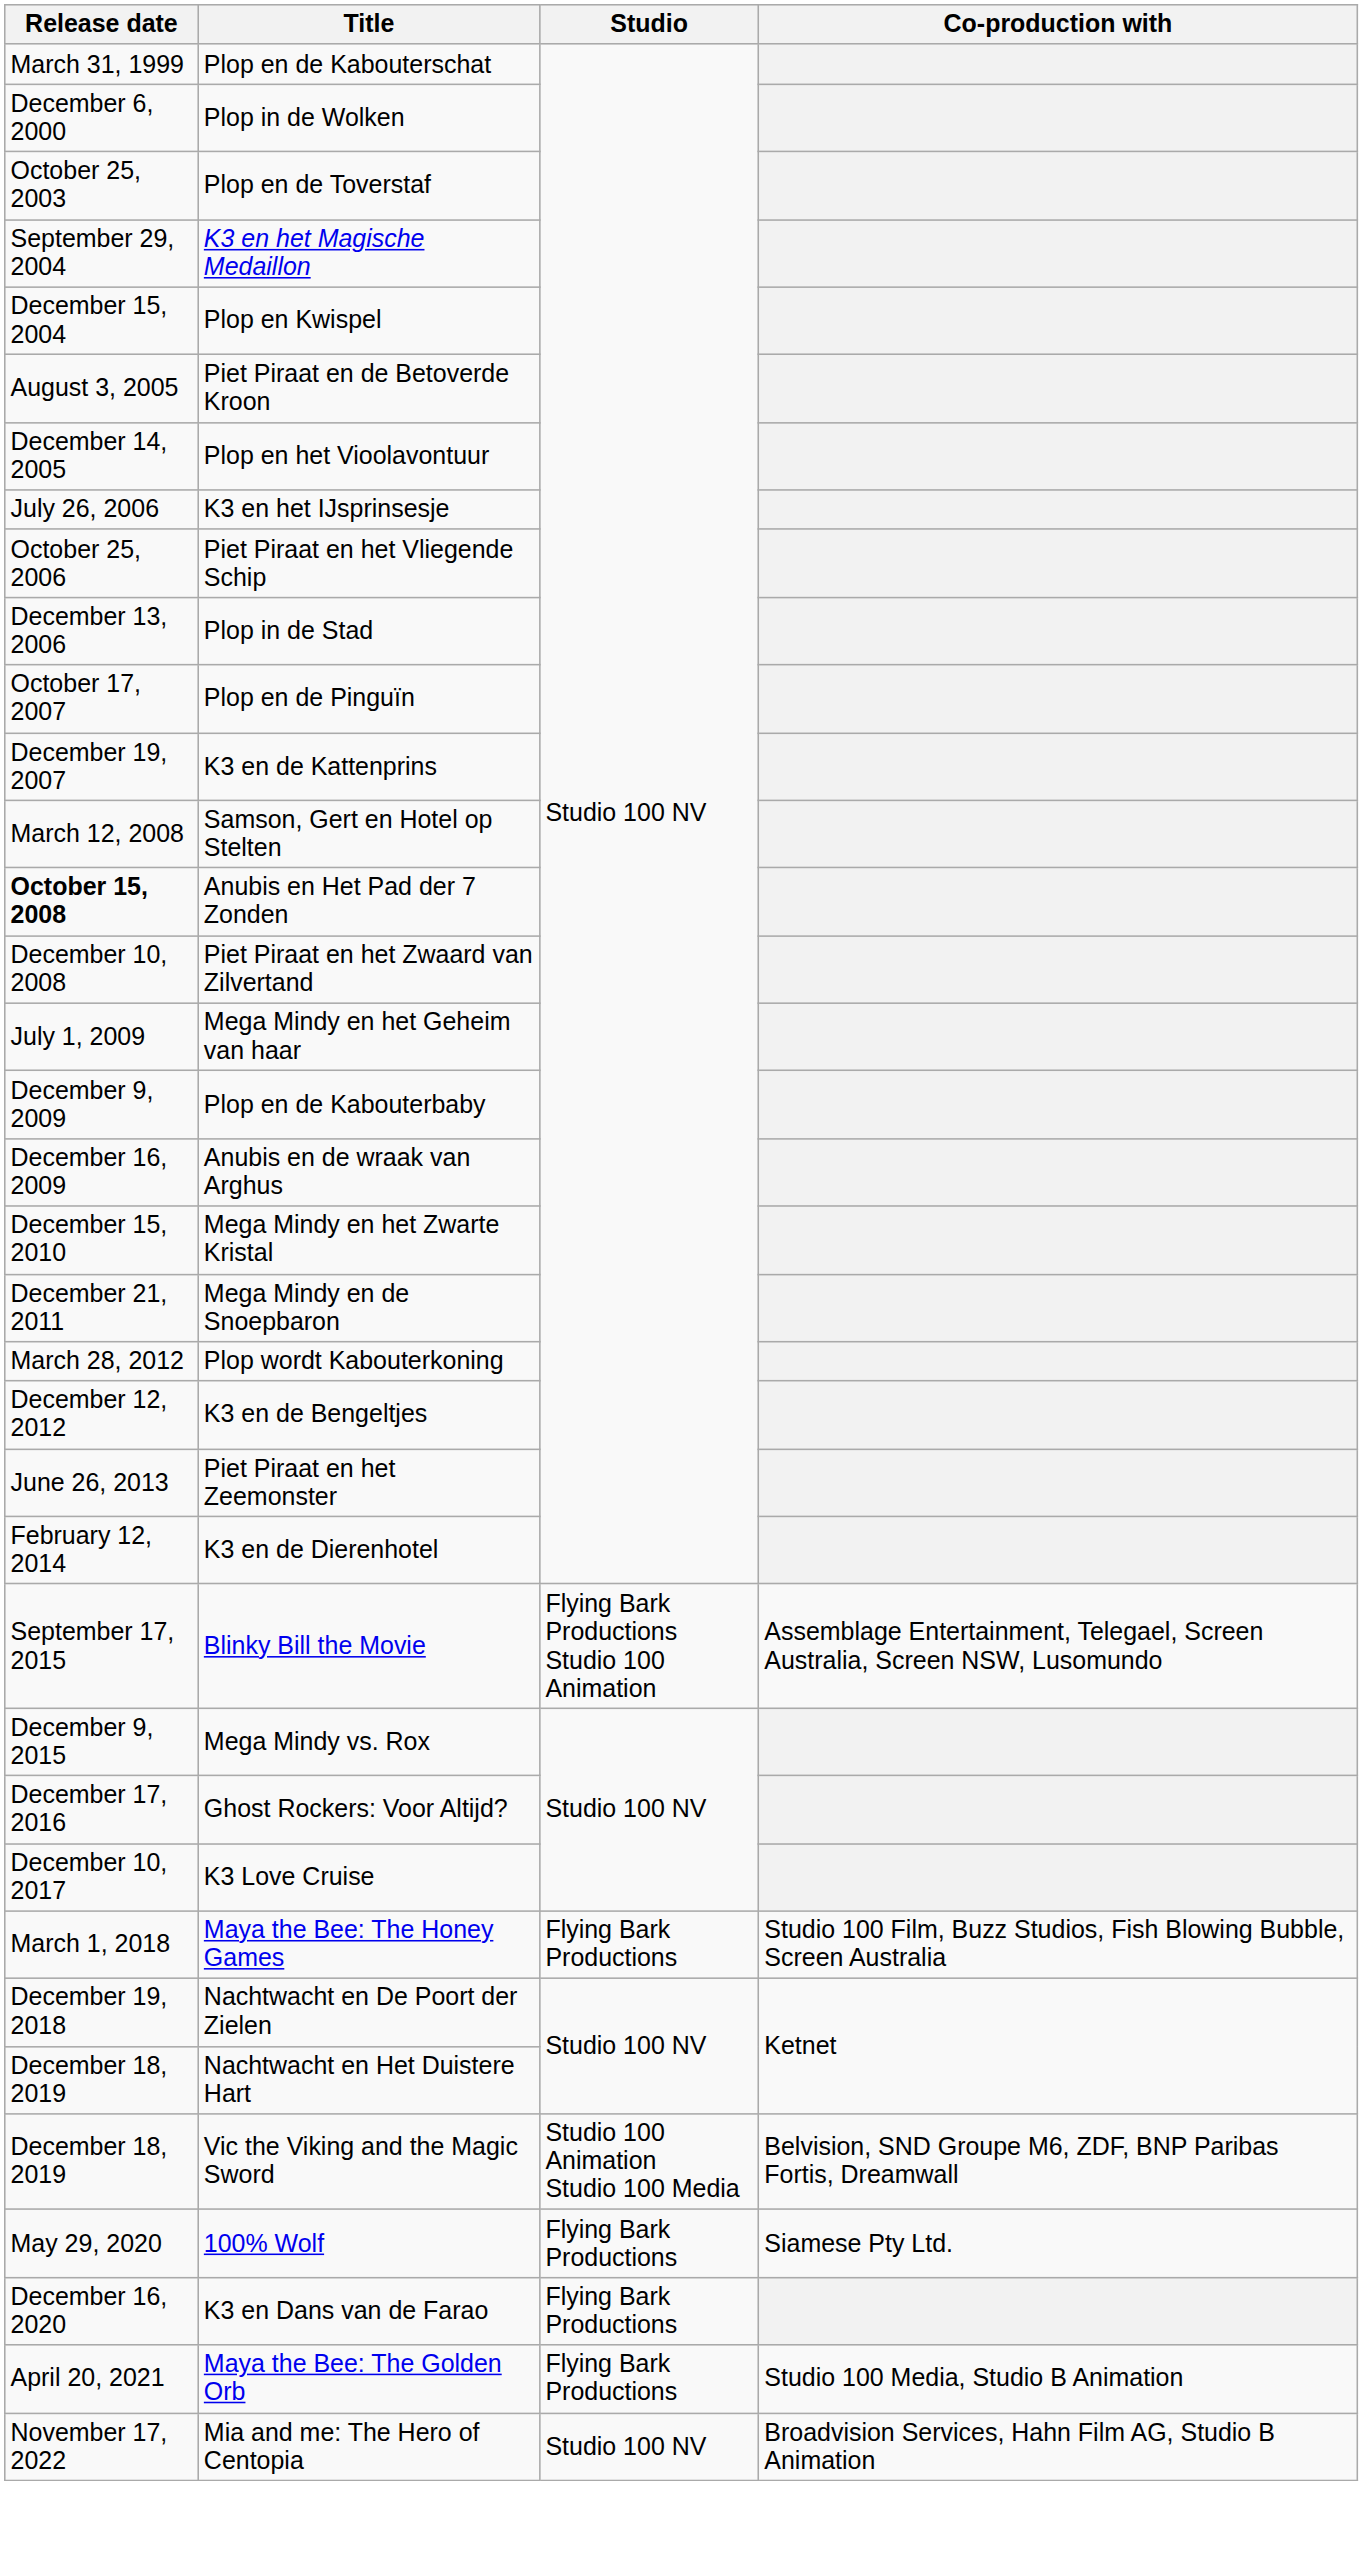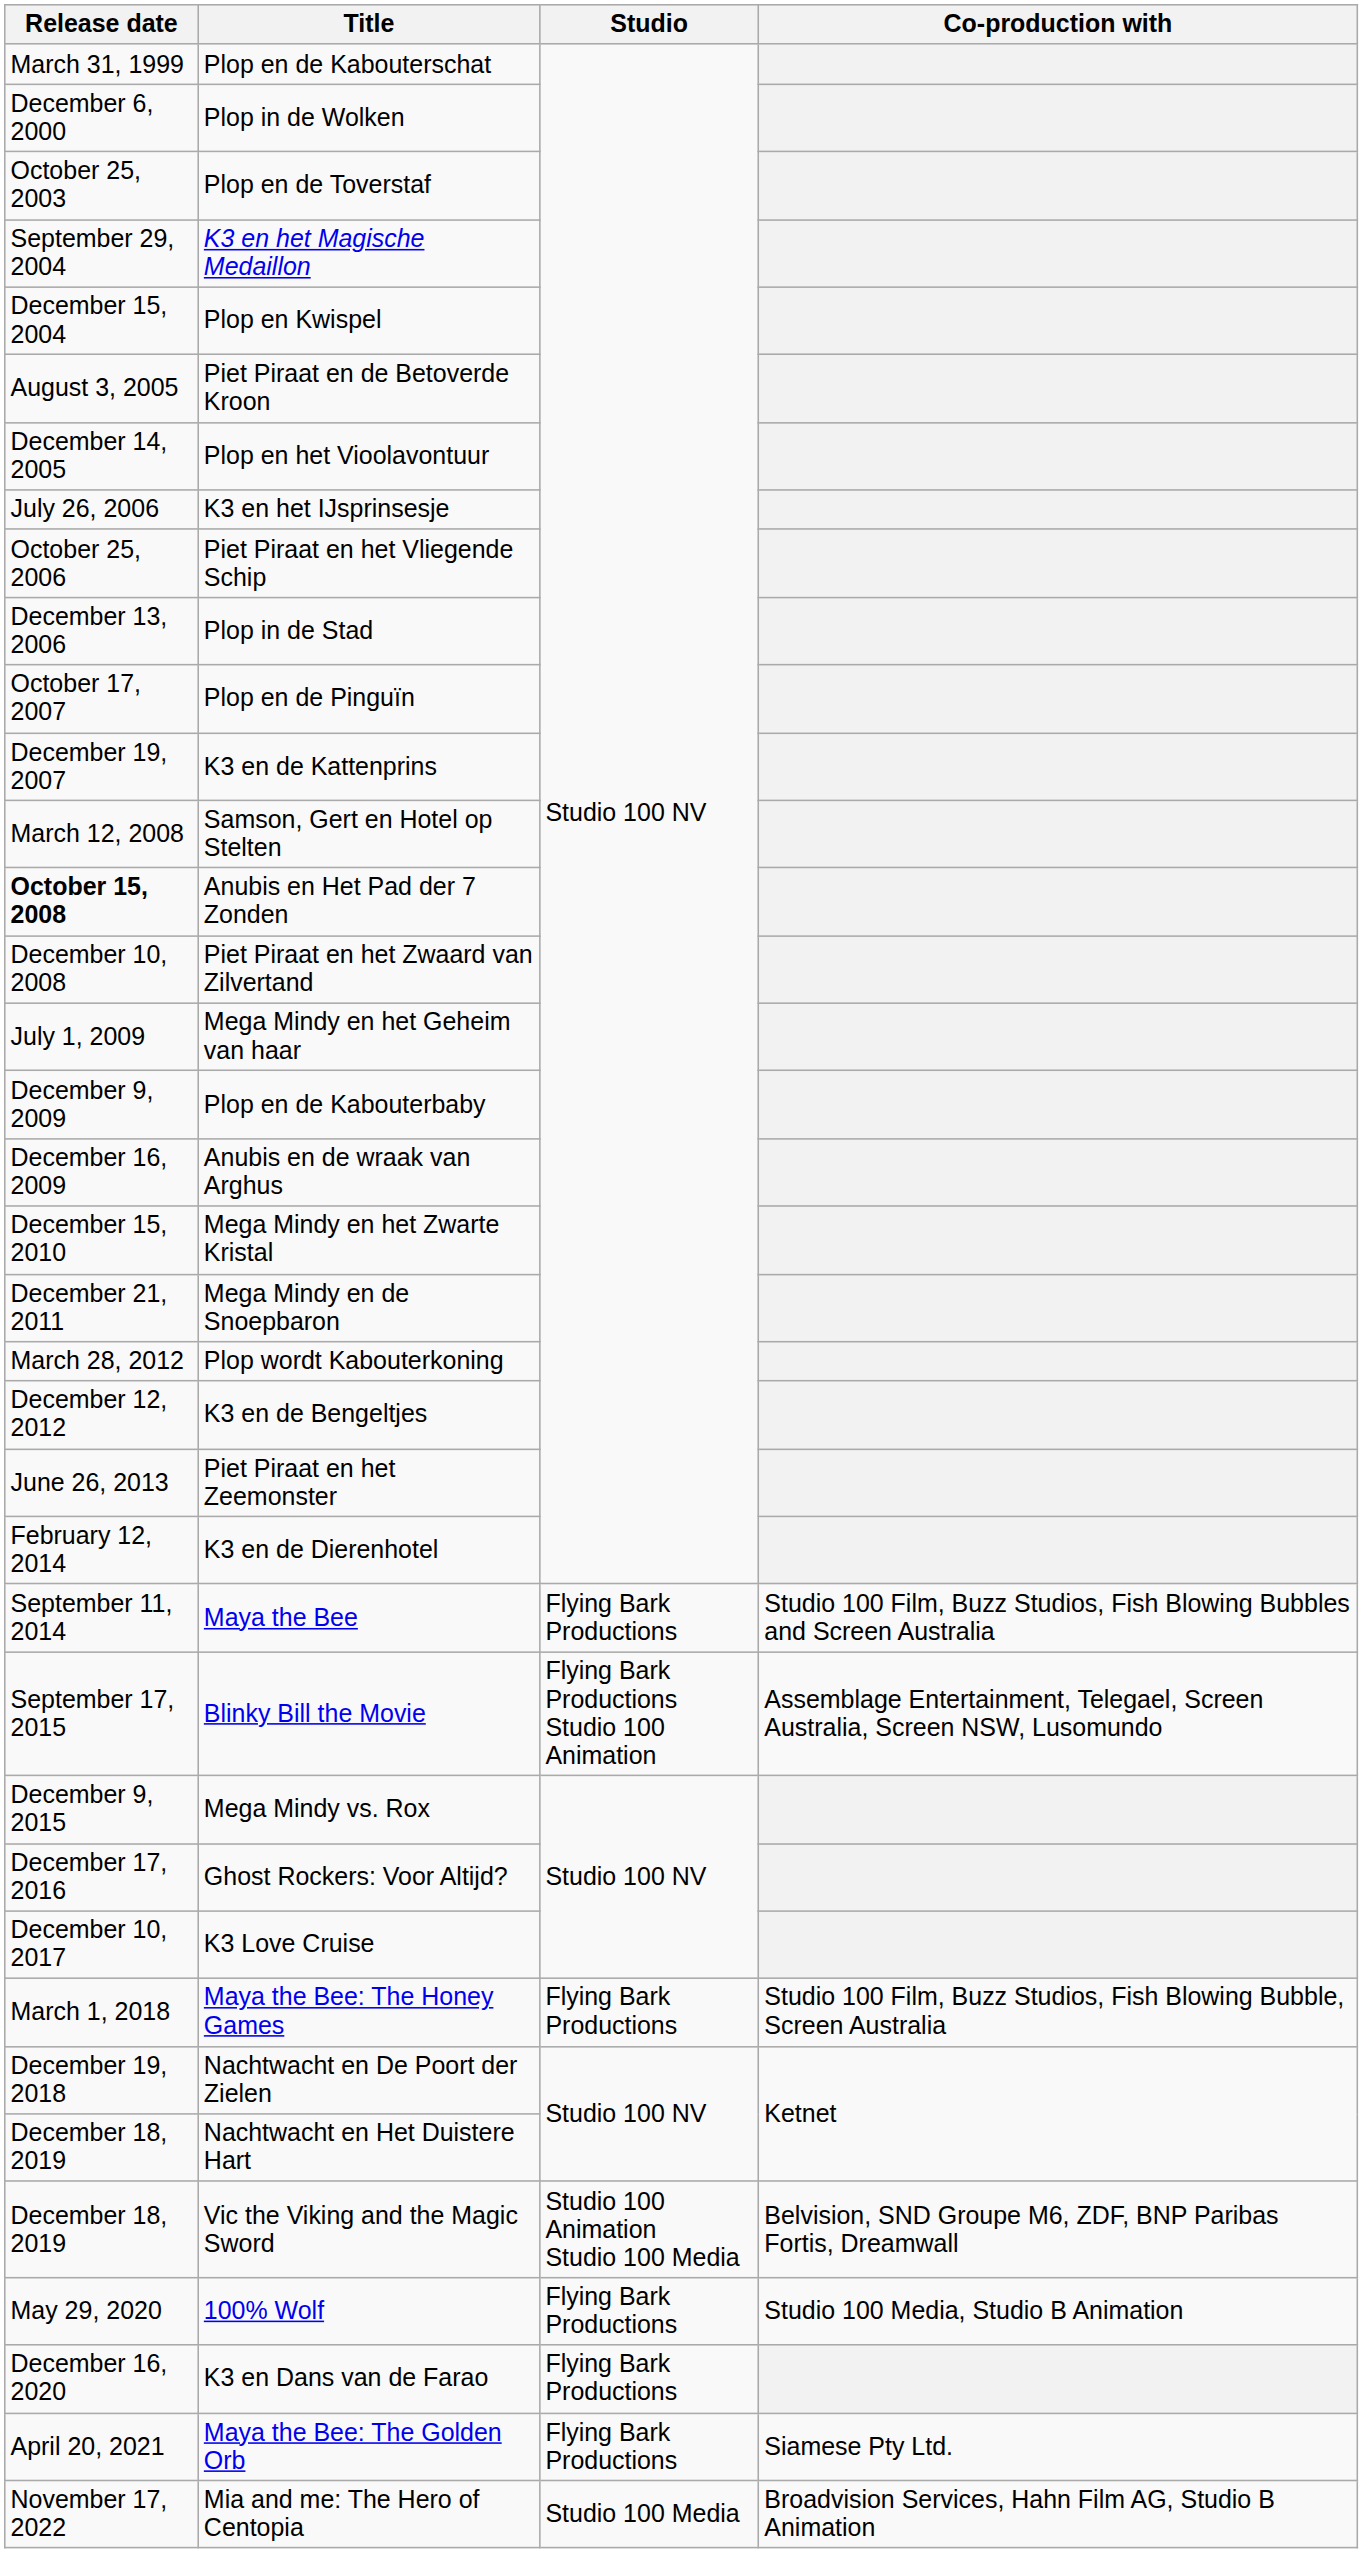+ row: (281, 1617)
(859, 2243) Siamese Pty Ltd. -> (974, 2310) Studio 100 Media, Studio B Animation
(974, 2378) Studio 100 Media, Studio B Animation -> (859, 2446) Siamese Pty Ltd.
(626, 2446) Studio 100 NV -> (643, 2513) Studio 100 Media
